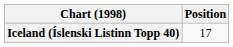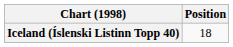(205, 33) 17 -> (205, 33) 18
